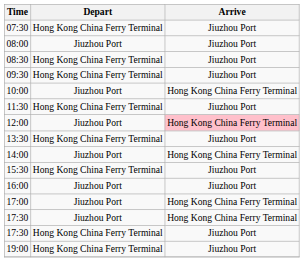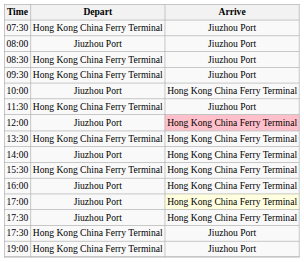(232, 138) Jiuzhou Port -> (232, 138) Hong Kong China Ferry Terminal
(232, 170) Jiuzhou Port -> (232, 170) Hong Kong China Ferry Terminal
(232, 186) Jiuzhou Port -> (232, 186) Hong Kong China Ferry Terminal
(232, 202) no background -> (232, 202) lightyellow background
